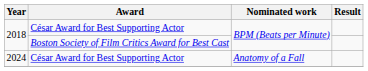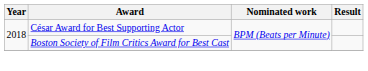- row: (16, 58)
